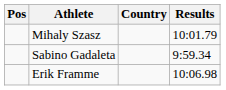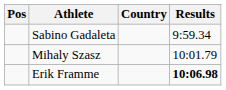rows swapped: (74, 54) <-> (66, 34)
(195, 74) normal -> (195, 74) bold
